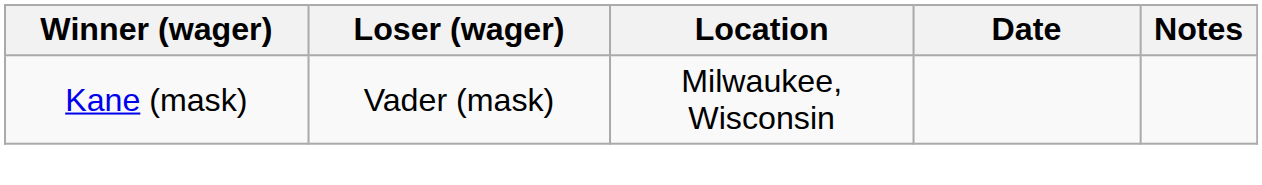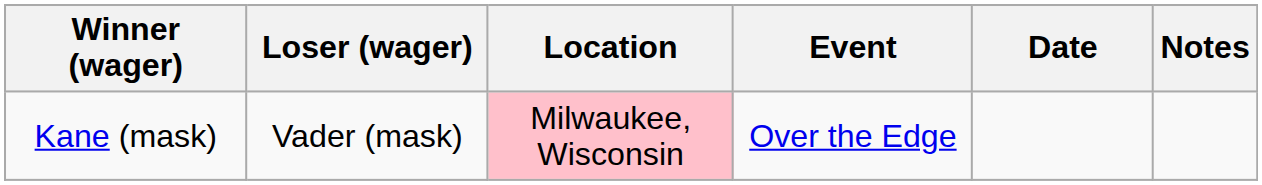+ column: (853, 48)
(762, 99) no background -> (611, 135) pink background
